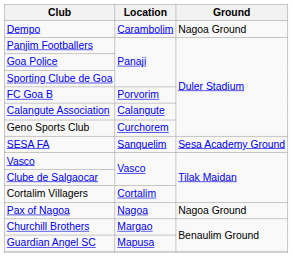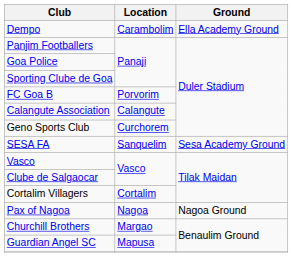(212, 29) Nagoa Ground -> (228, 29) Ella Academy Ground
